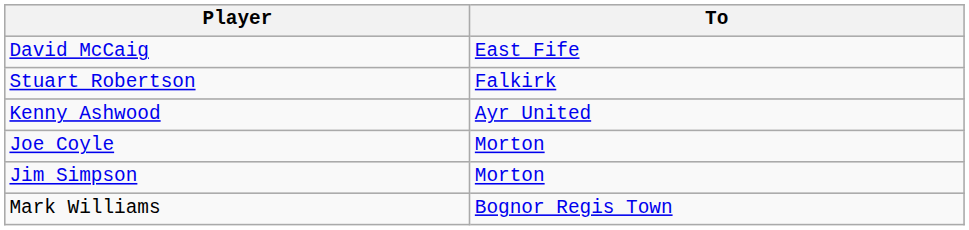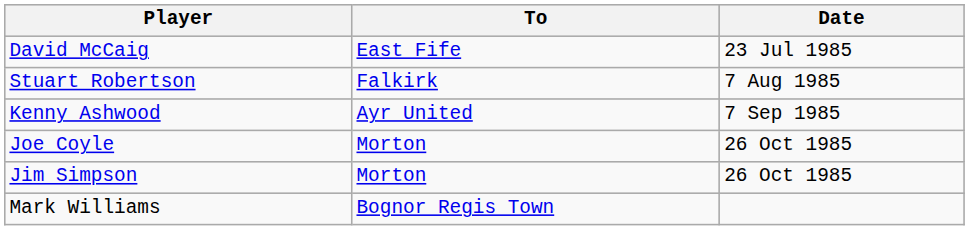+ column: (841, 21)
